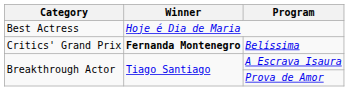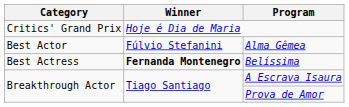(43, 29) Best Actress -> (64, 29) Critics' Grand Prix
+ row: (275, 45)
(64, 45) Critics' Grand Prix -> (43, 61) Best Actress
